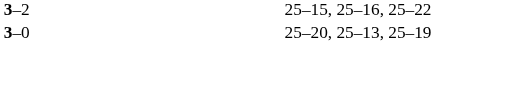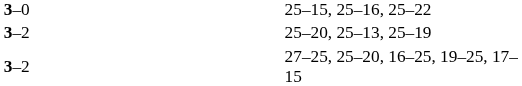(17, 9) 3–2 -> (17, 9) 3–0
(17, 32) 3–0 -> (17, 32) 3–2
+ row: (401, 66)
